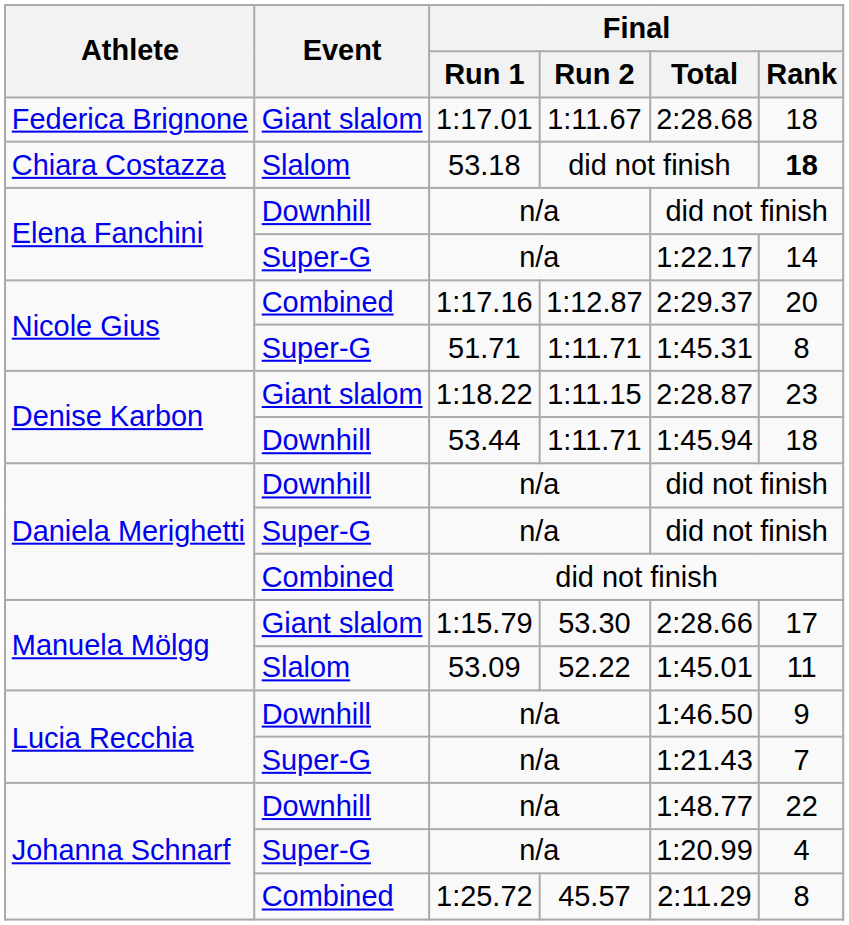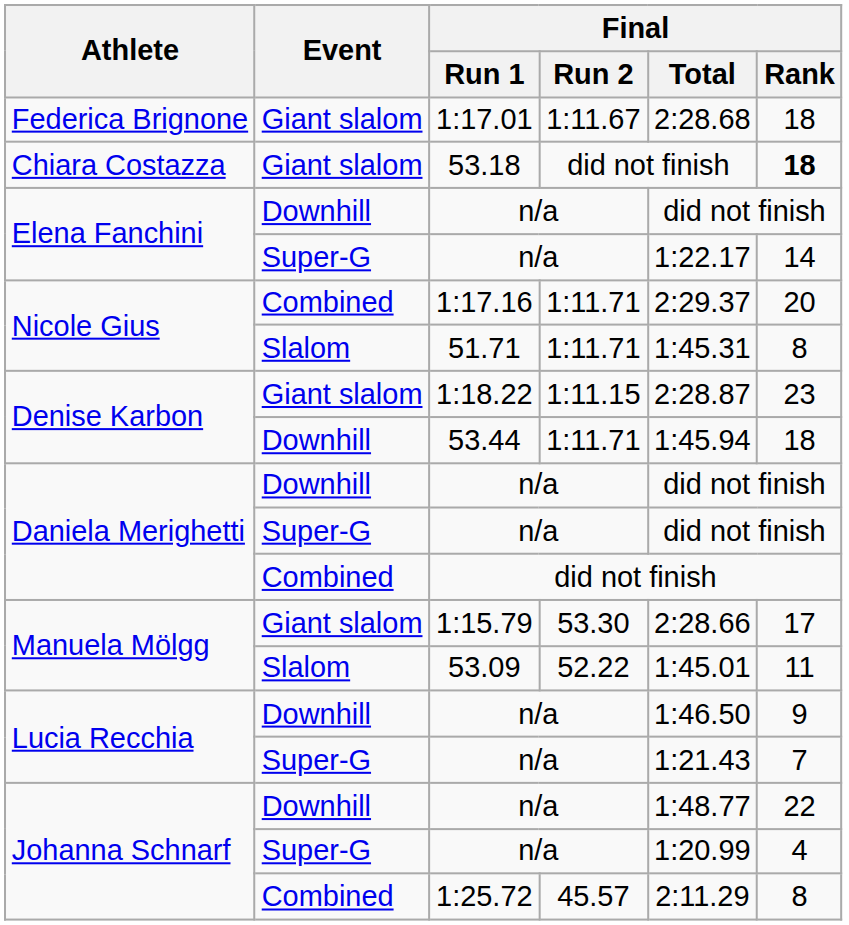(306, 165) Slalom -> (342, 165) Giant slalom
(594, 303) 1:12.87 -> (593, 303) 1:11.71
(316, 348) Super-G -> (306, 348) Slalom
